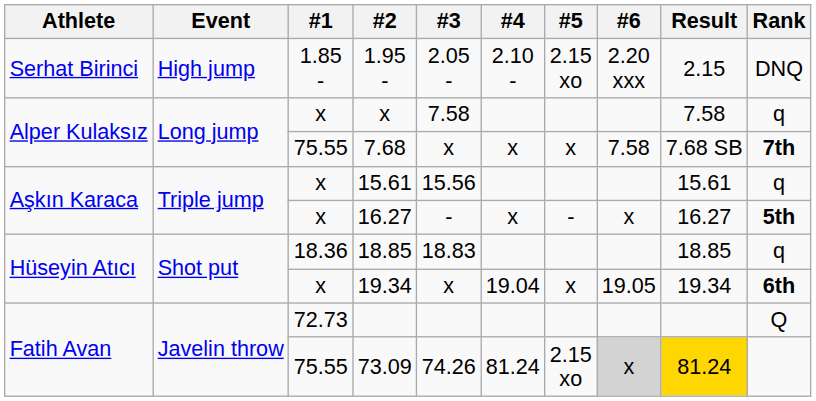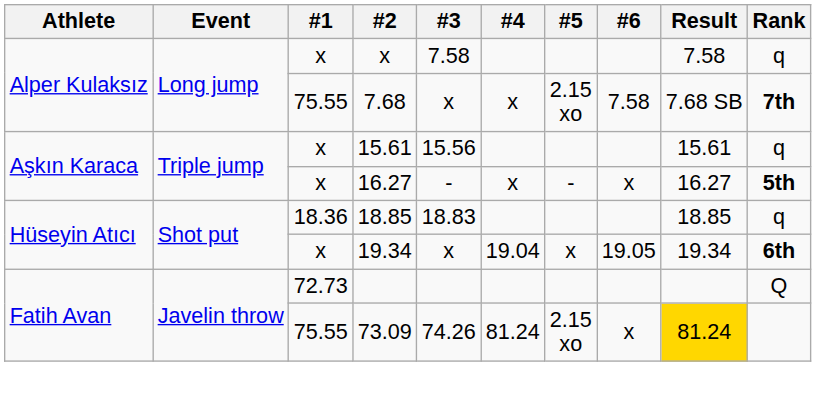- row: (385, 68)
(571, 148) x -> (571, 102) 2.15 xo
(629, 366) lightgrey background -> (629, 332) no background
